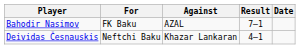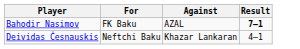- column: (284, 11)
(256, 24) normal -> (256, 24) bold
